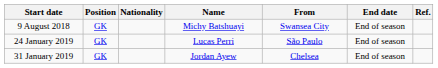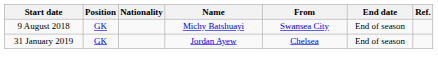- row: (44, 41)
